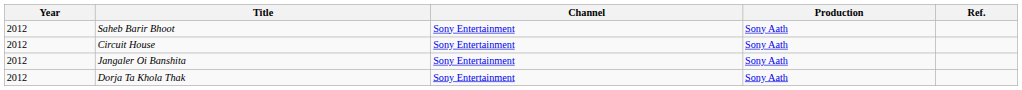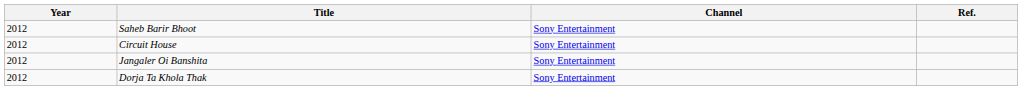- column: (839, 12)
